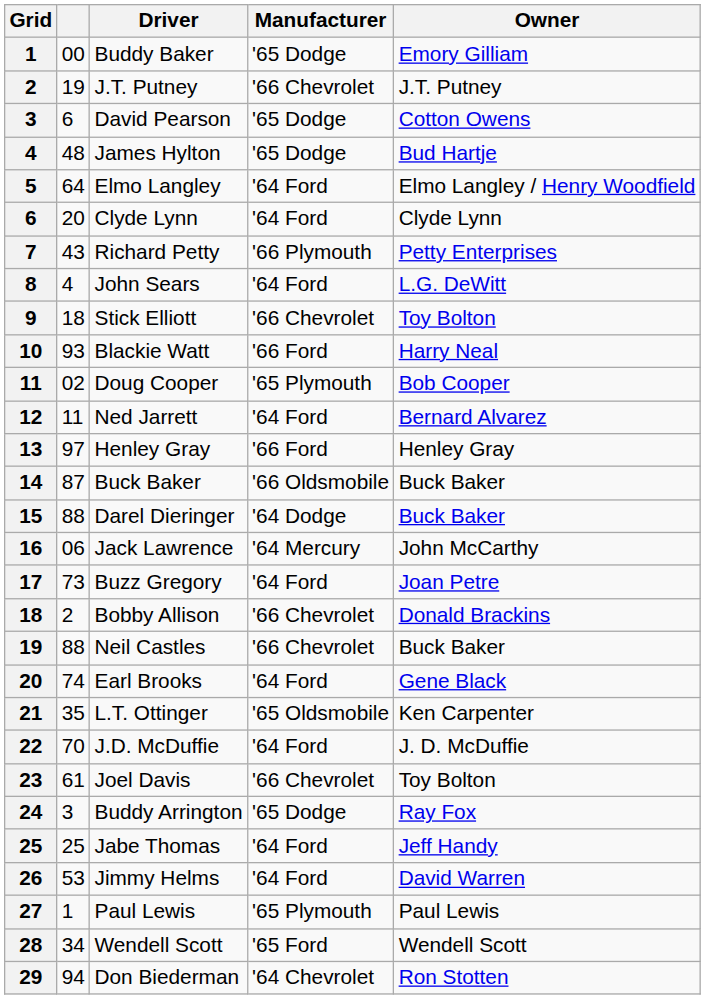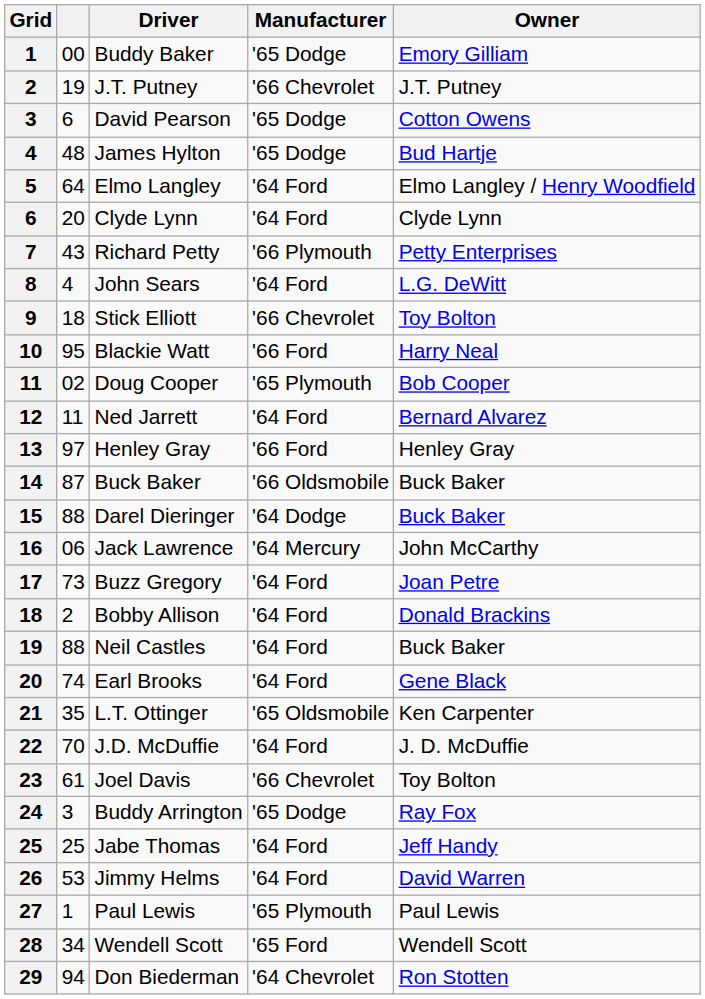(73, 350) 93 -> (73, 350) 95
(313, 614) '66 Chevrolet -> (290, 614) '64 Ford
(313, 647) '66 Chevrolet -> (290, 647) '64 Ford
